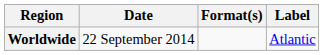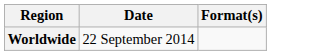- column: (292, 15)
